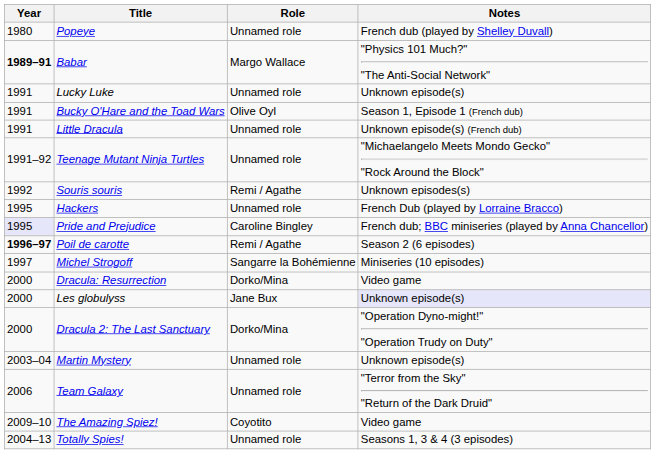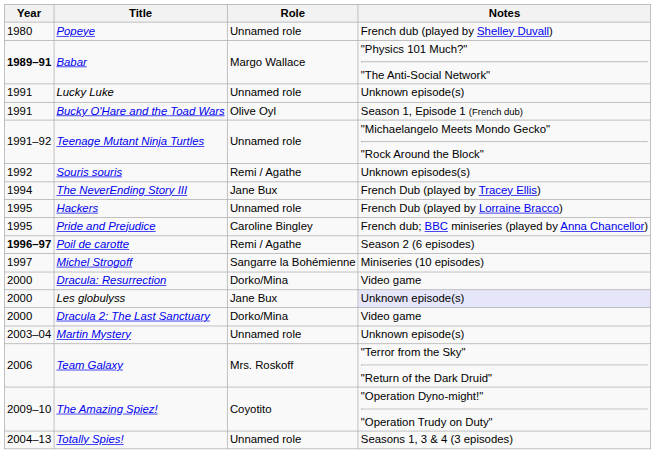- row: (90, 129)
+ row: (122, 190)
(20, 226) lavender background -> (20, 226) no background
(504, 329) "Operation Dyno-might!" "Operation Trudy on Duty" -> (391, 316) Video game
(266, 391) Unnamed role -> (262, 365) Mrs. Roskoff
(391, 422) Video game -> (504, 409) "Operation Dyno-might!" "Operation Trudy on Duty"
